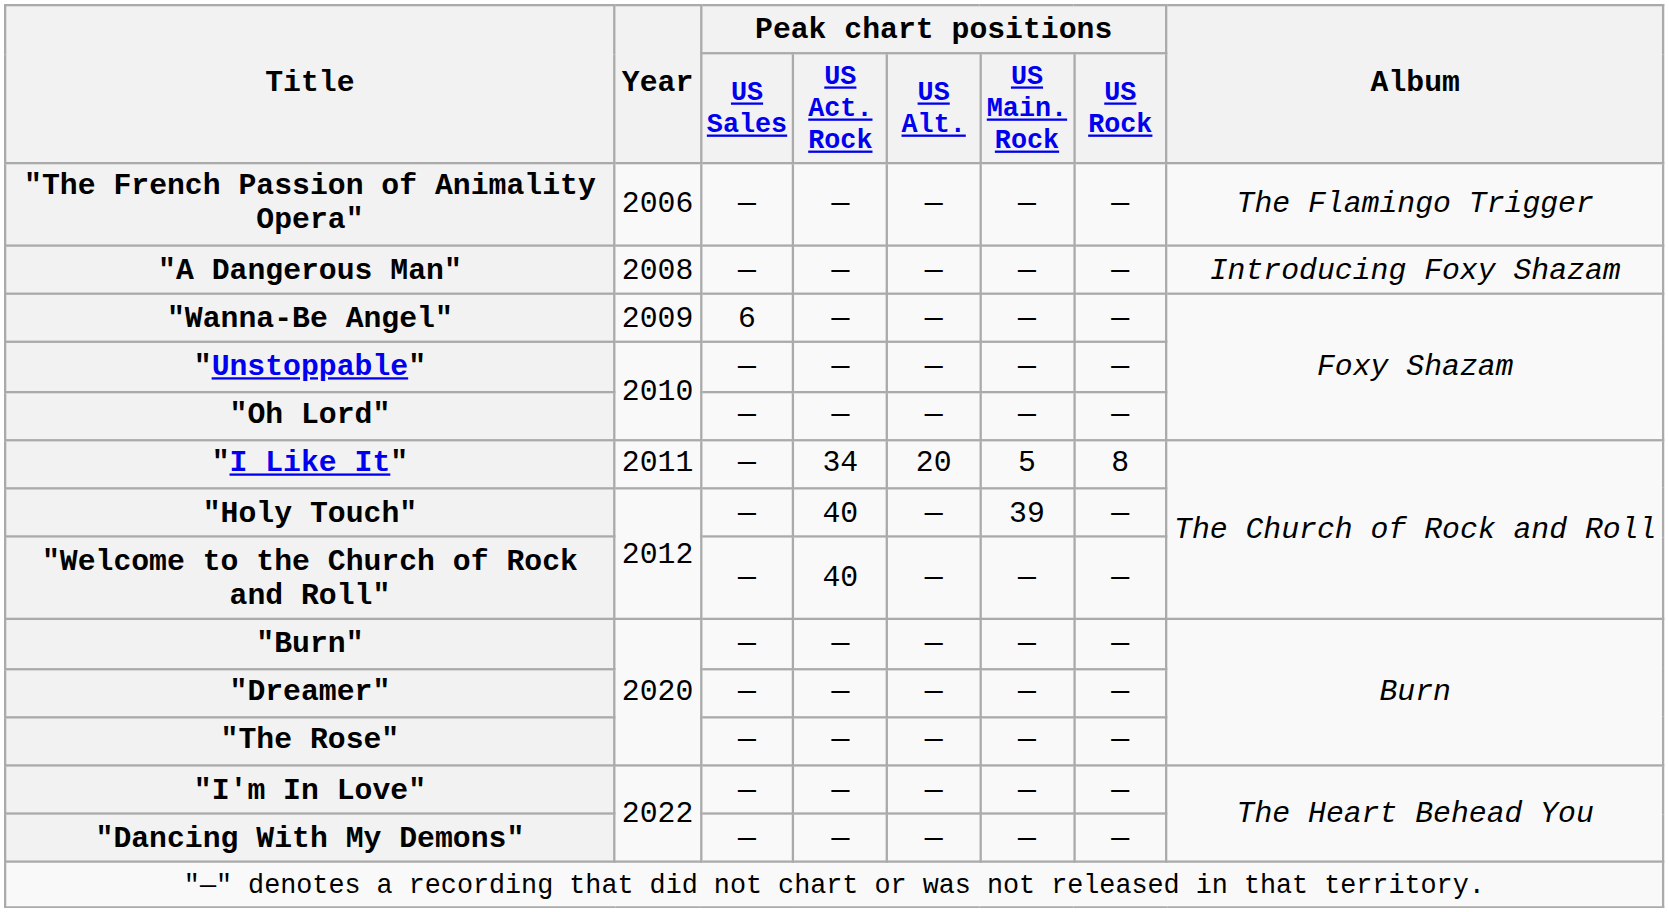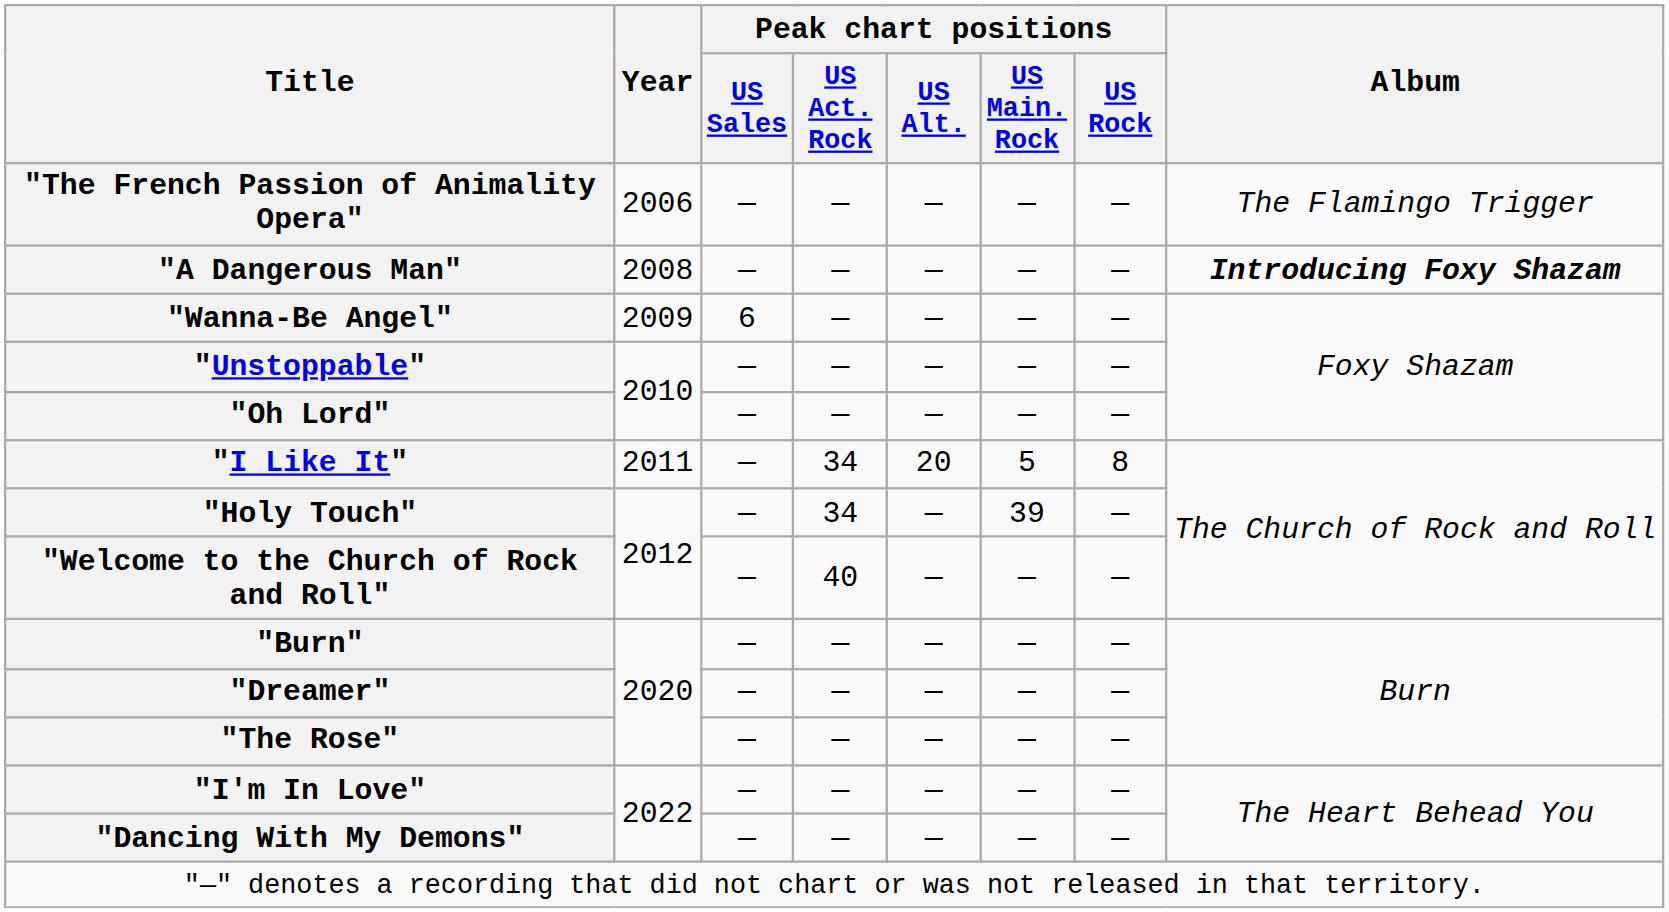(1415, 270) normal -> (1415, 270) bold
(840, 513) 40 -> (840, 513) 34
